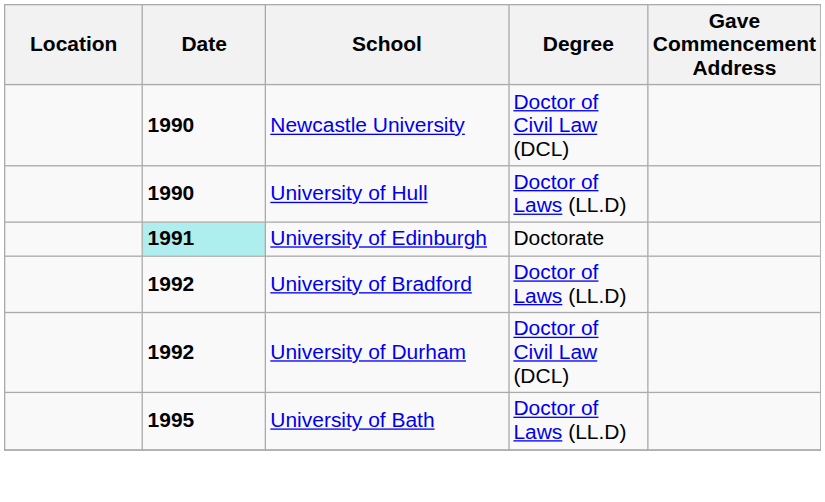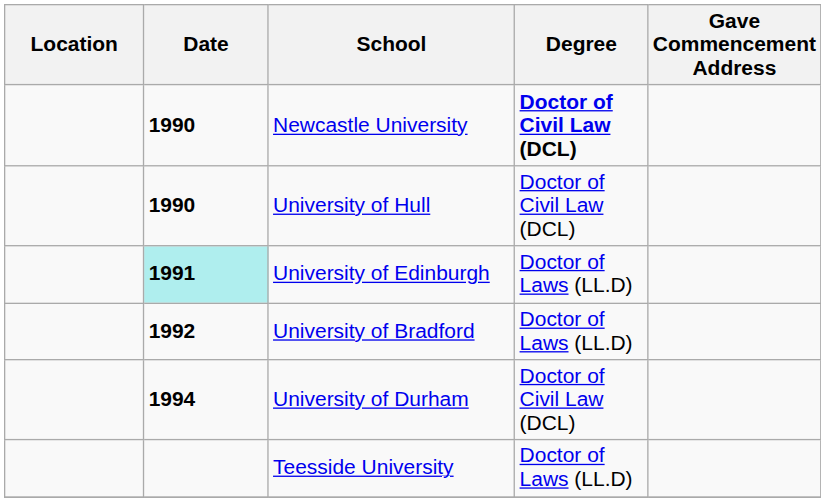(556, 125) normal -> (566, 125) bold
(570, 193) Doctor of Laws (LL.D) -> (562, 205) Doctor of Civil Law (DCL)
(559, 238) Doctorate -> (576, 274) Doctor of Laws (LL.D)
(171, 352) 1992 -> (172, 399) 1994
- row: (352, 420)
+ row: (363, 468)
